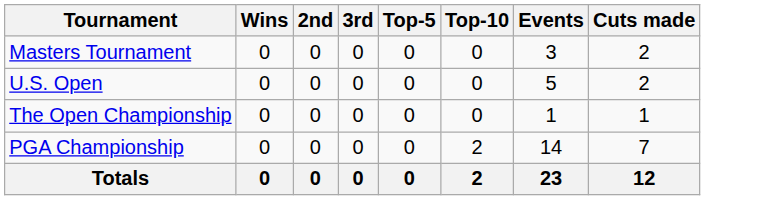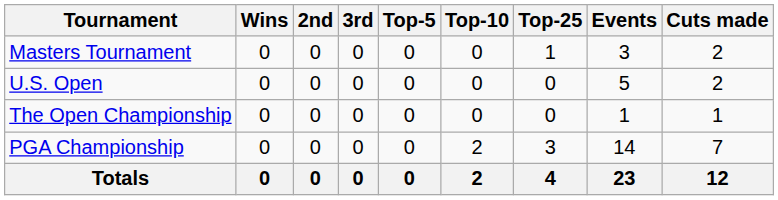+ column: (550, 20)
